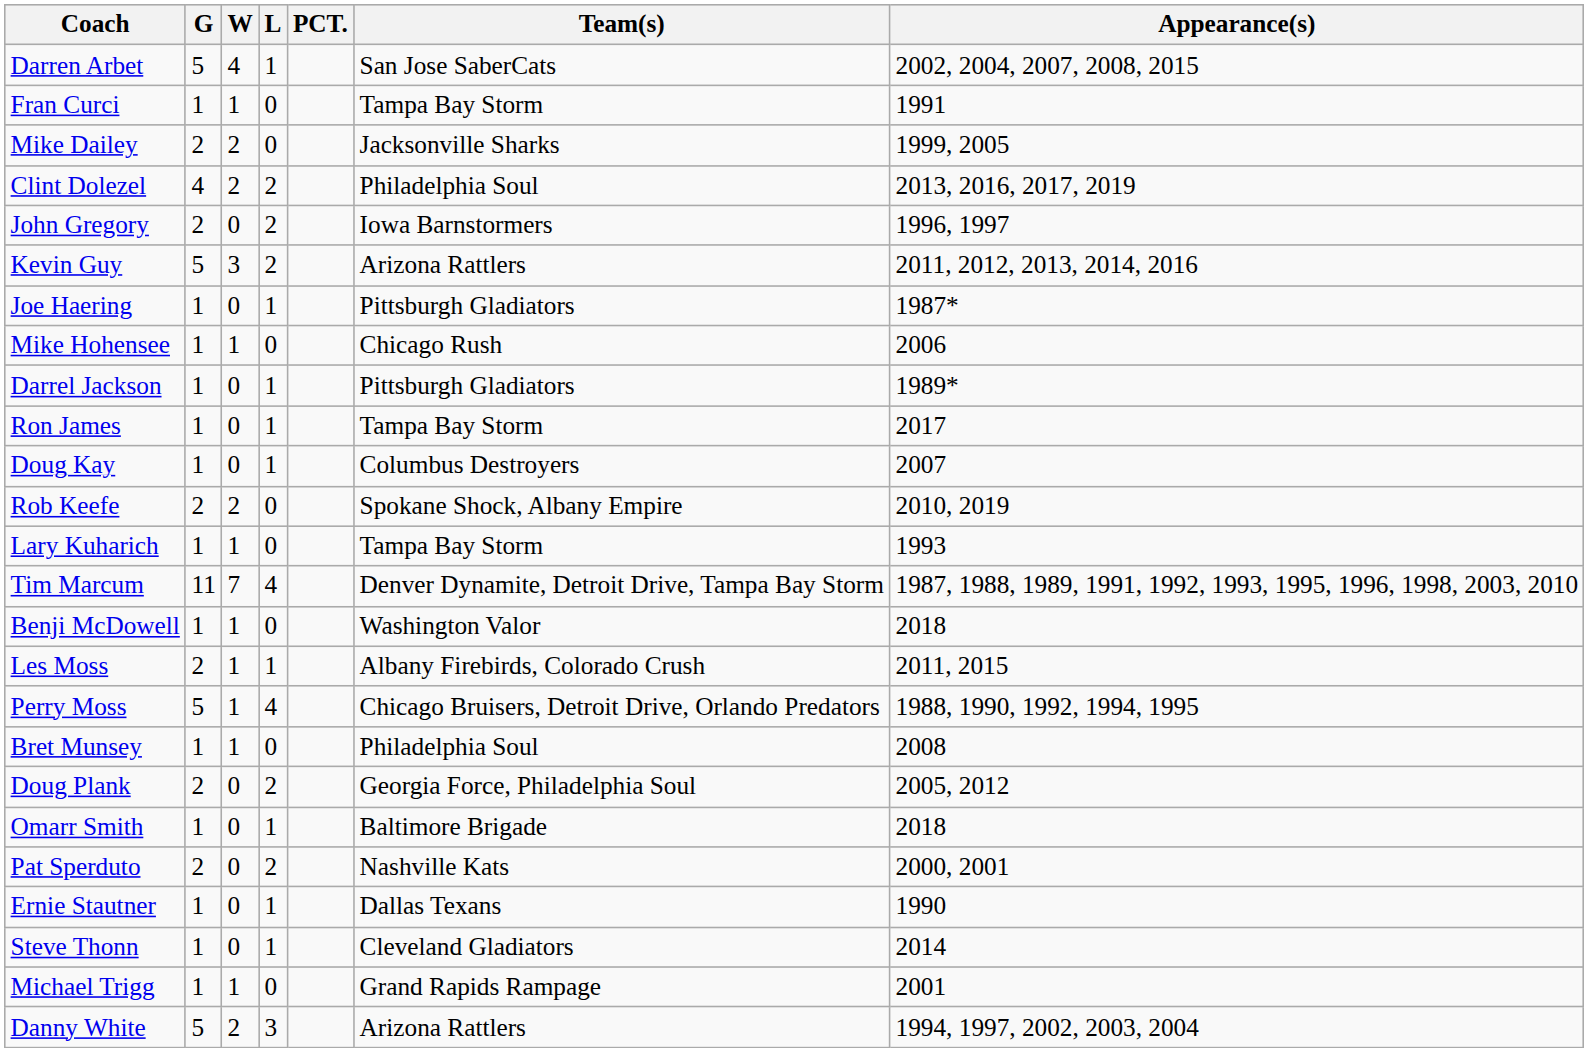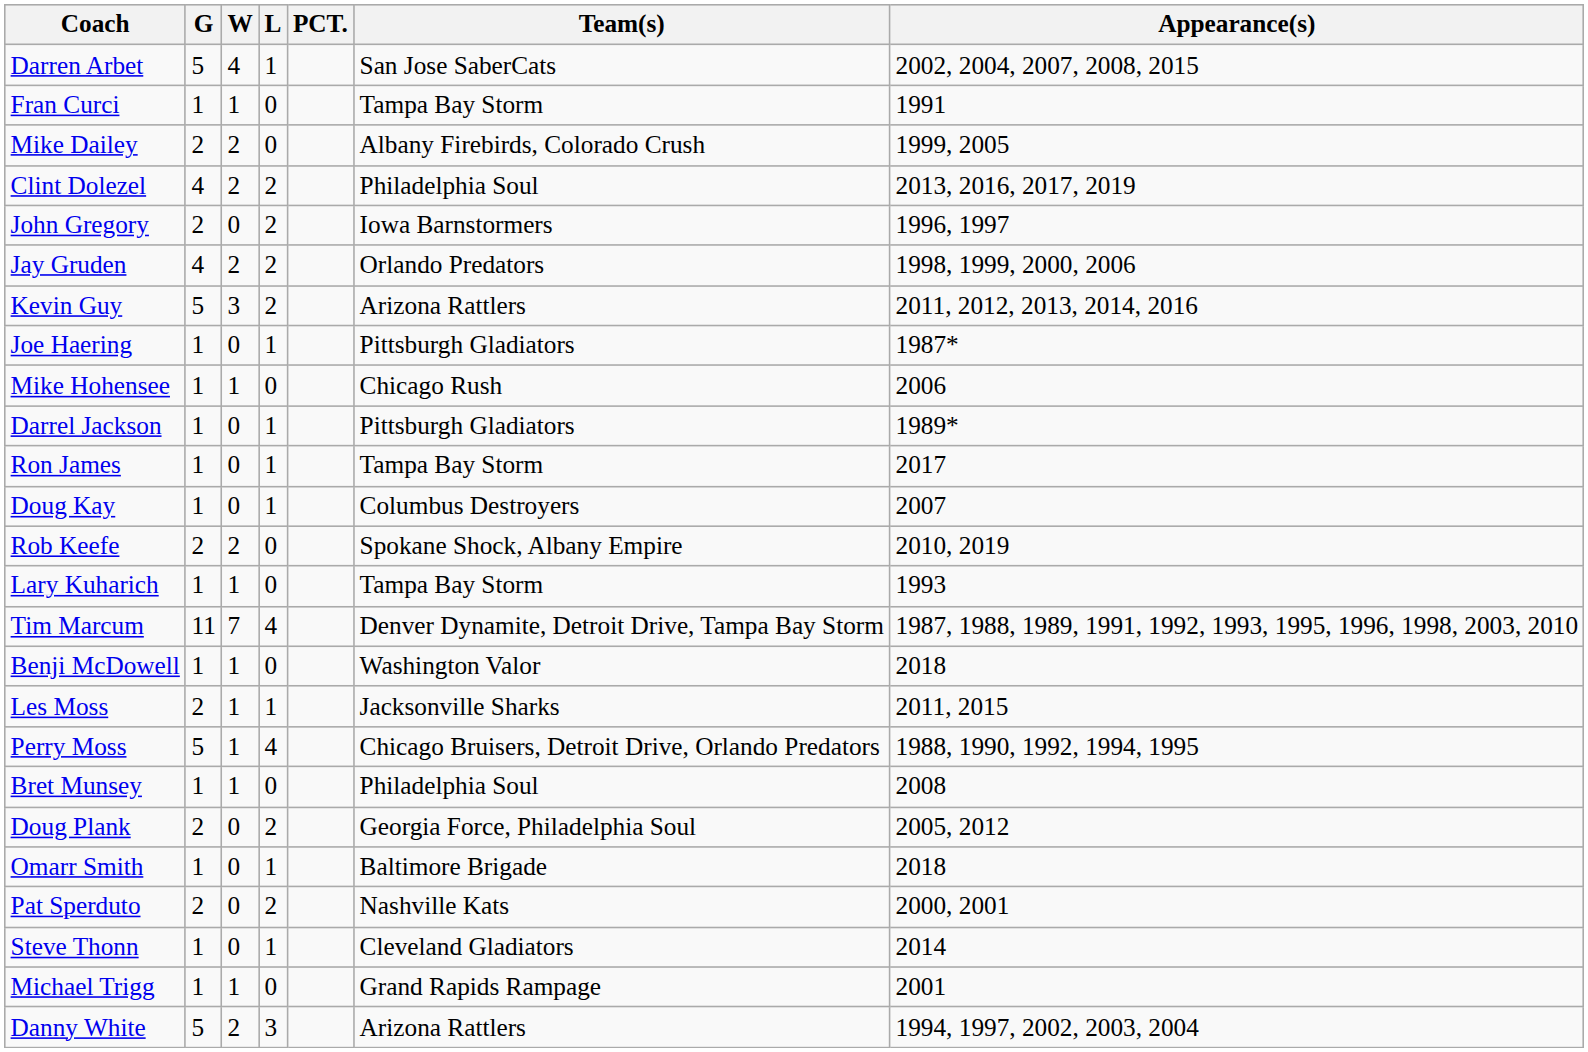(460, 144) Jacksonville Sharks -> (532, 144) Albany Firebirds, Colorado Crush
+ row: (69, 265)
(532, 666) Albany Firebirds, Colorado Crush -> (460, 706) Jacksonville Sharks
- row: (83, 906)
